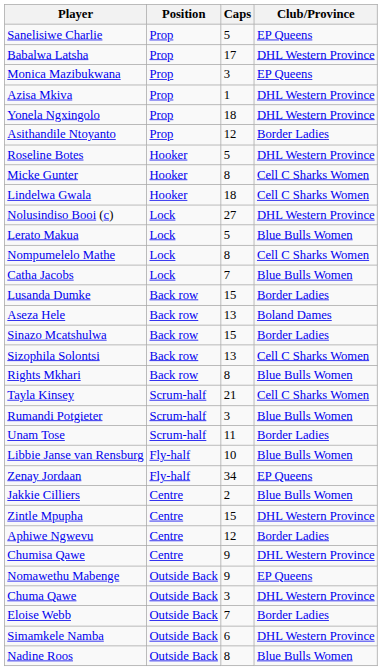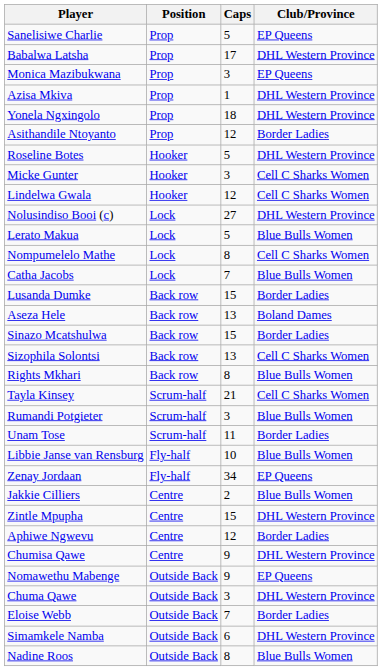(227, 174) 8 -> (227, 174) 3
(230, 194) 18 -> (230, 194) 12
